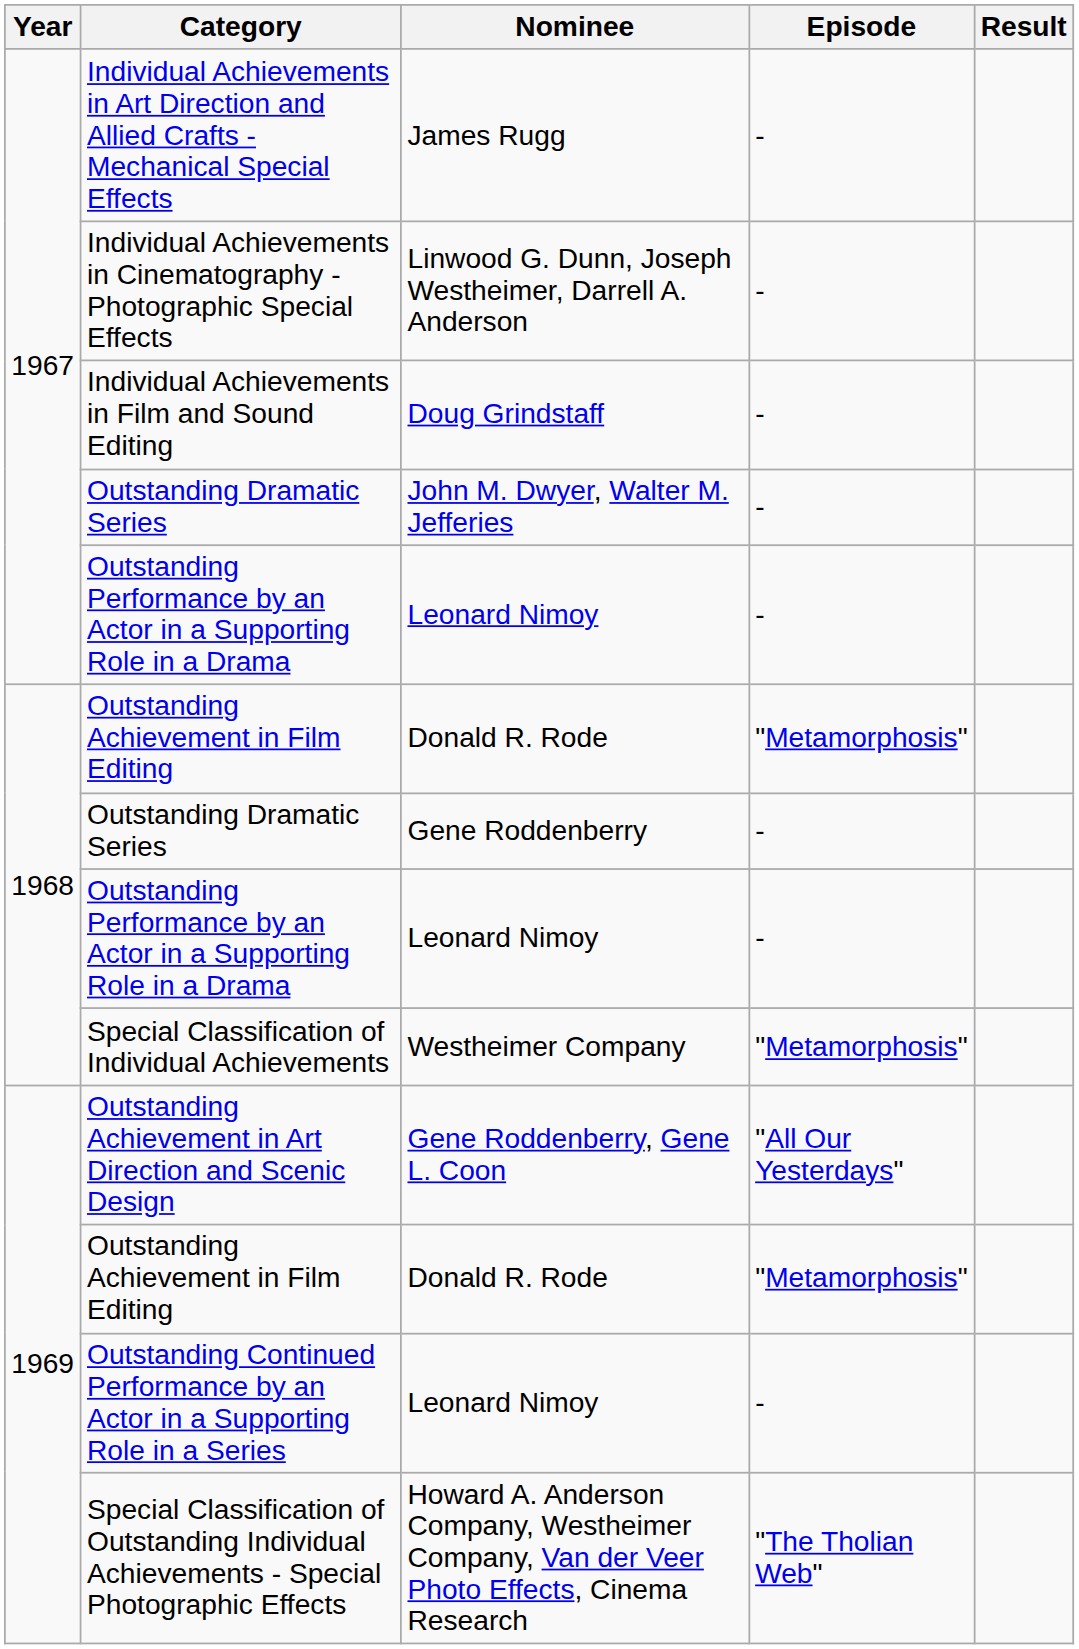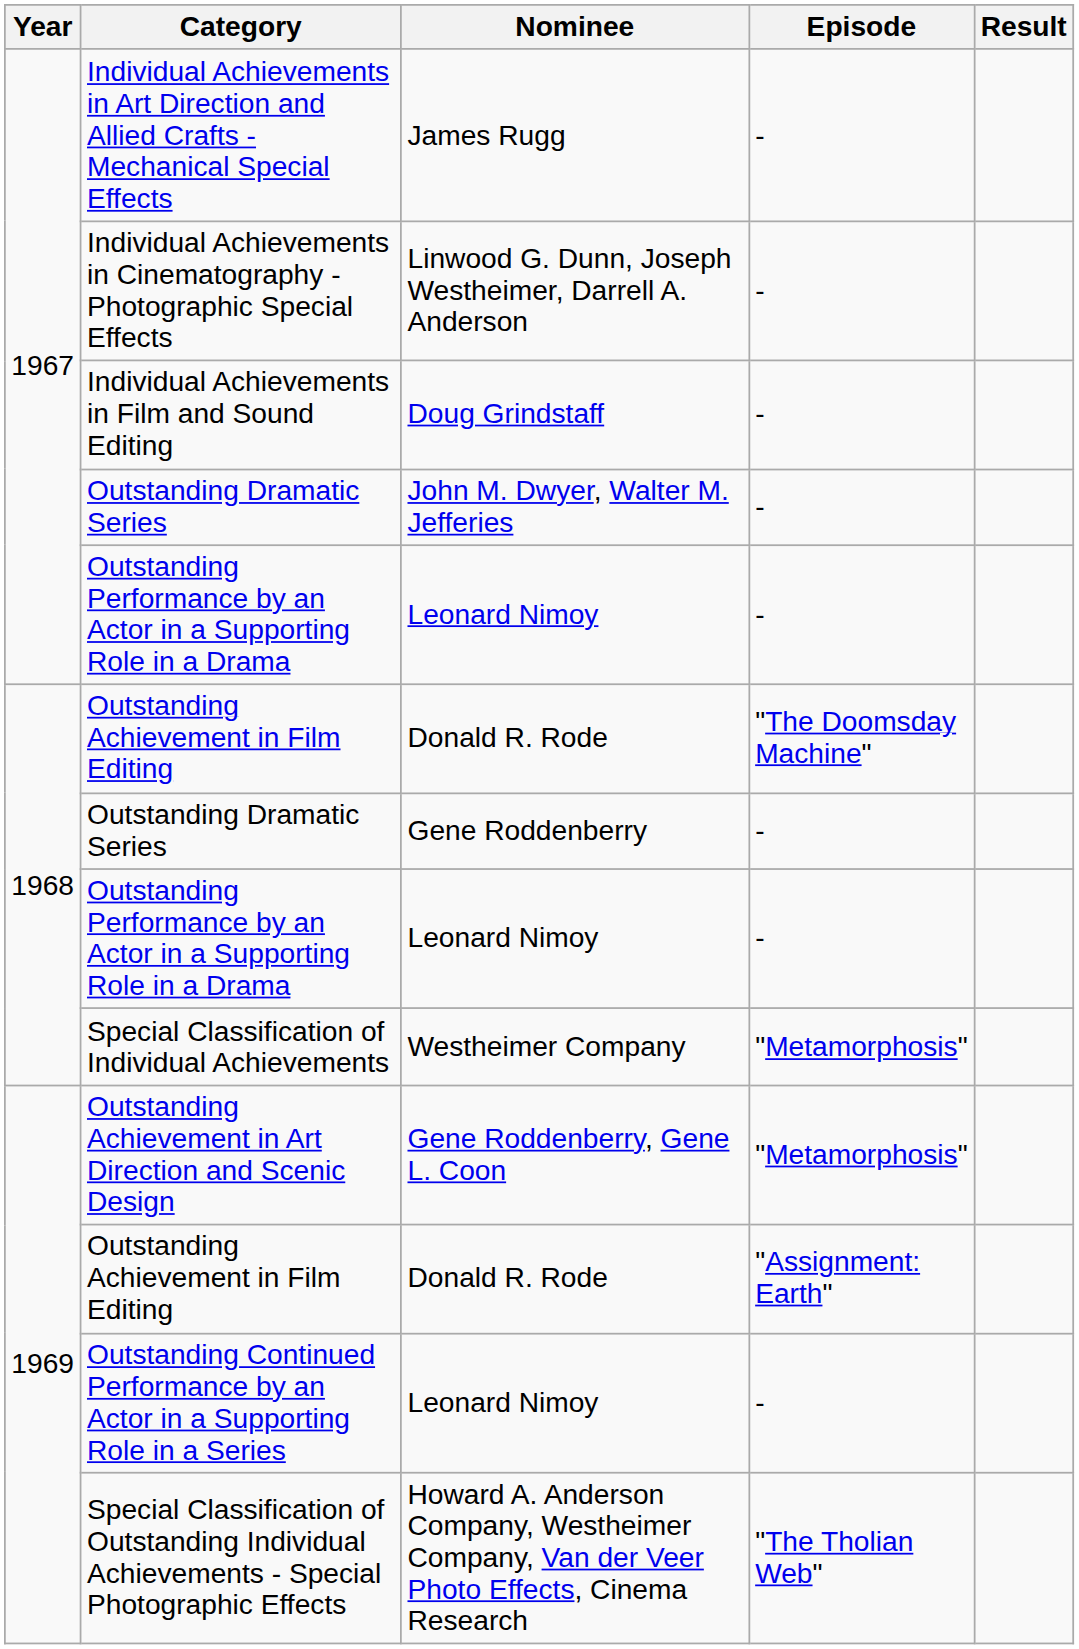(861, 738) "Metamorphosis" -> (856, 738) "The Doomsday Machine"
(829, 1154) "All Our Yesterdays" -> (861, 1154) "Metamorphosis"
(861, 1278) "Metamorphosis" -> (838, 1278) "Assignment: Earth"
